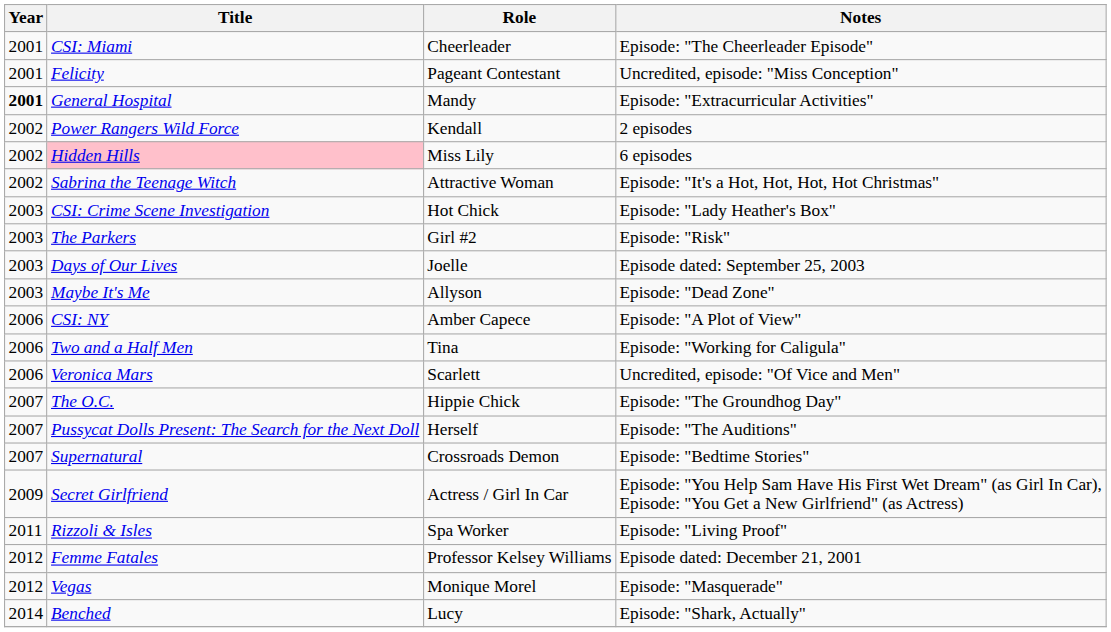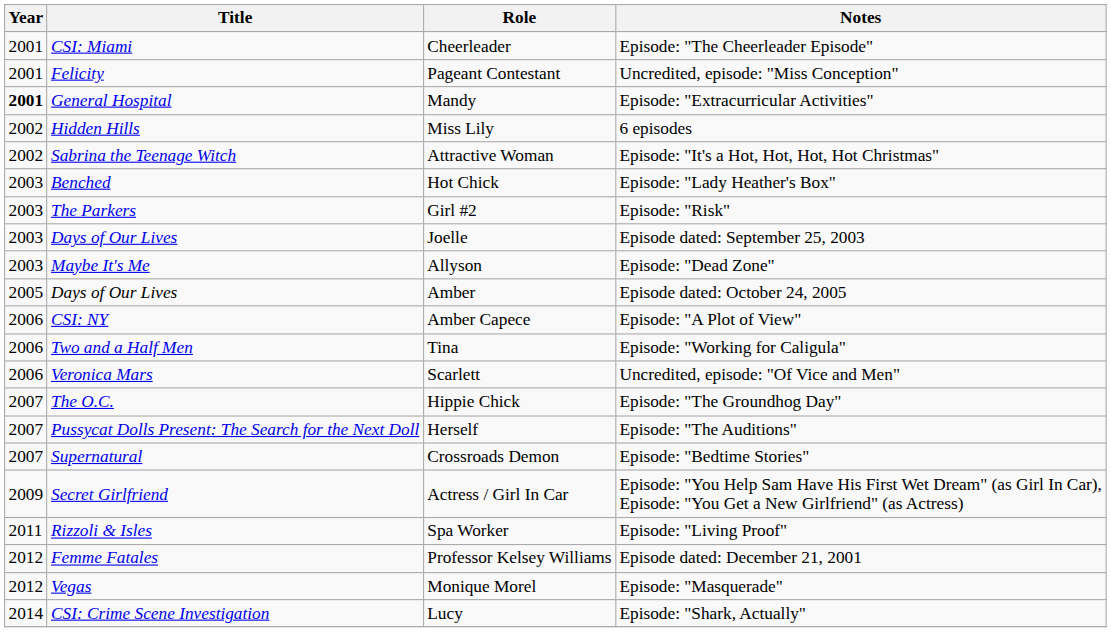- row: (455, 127)
(95, 155) pink background -> (95, 127) no background
(160, 210) CSI: Crime Scene Investigation -> (81, 182) Benched
+ row: (451, 292)
(81, 613) Benched -> (160, 613) CSI: Crime Scene Investigation
